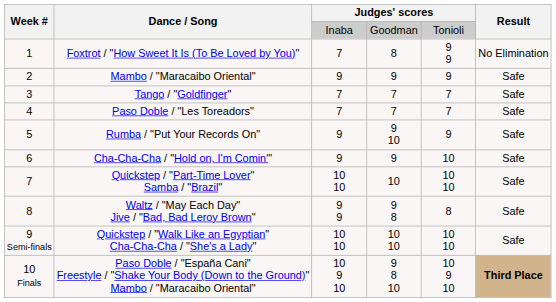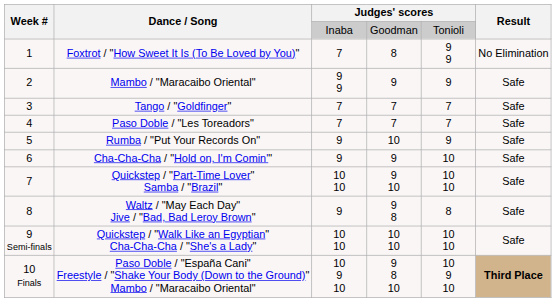(339, 77) 9 -> (339, 83) 9 9
(394, 135) 9 10 -> (394, 141) 10
(394, 181) 10 -> (394, 181) 9 10
(339, 211) 9 9 -> (339, 211) 9
